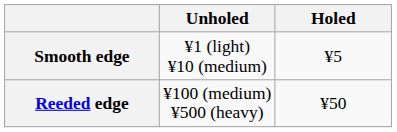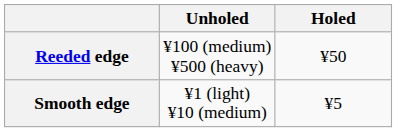rows swapped: (82, 55) <-> (82, 103)
